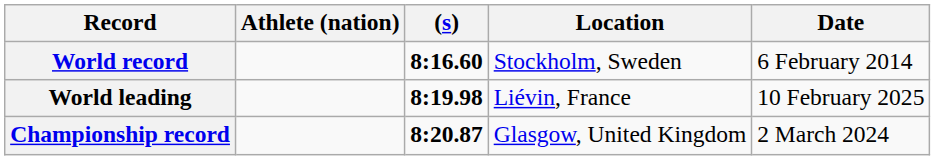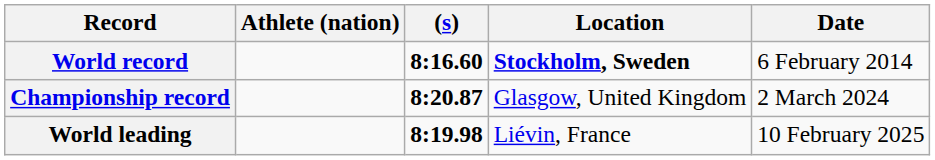(588, 60) normal -> (592, 60) bold
rows swapped: (120, 135) <-> (120, 97)
